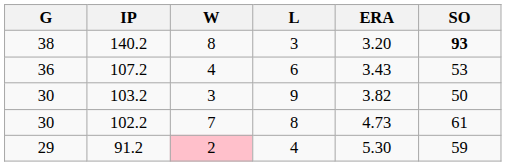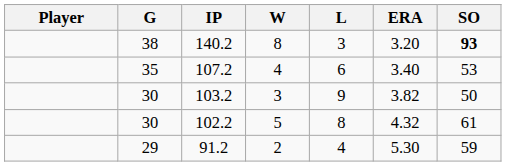+ column: (61, 17)
(46, 69) 36 -> (150, 69) 35
(377, 69) 3.43 -> (405, 69) 3.40
(211, 122) 7 -> (278, 122) 5
(377, 122) 4.73 -> (405, 122) 4.32
(211, 148) pink background -> (278, 148) no background
